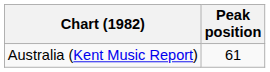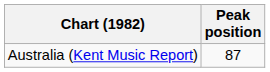(233, 55) 61 -> (233, 55) 87
